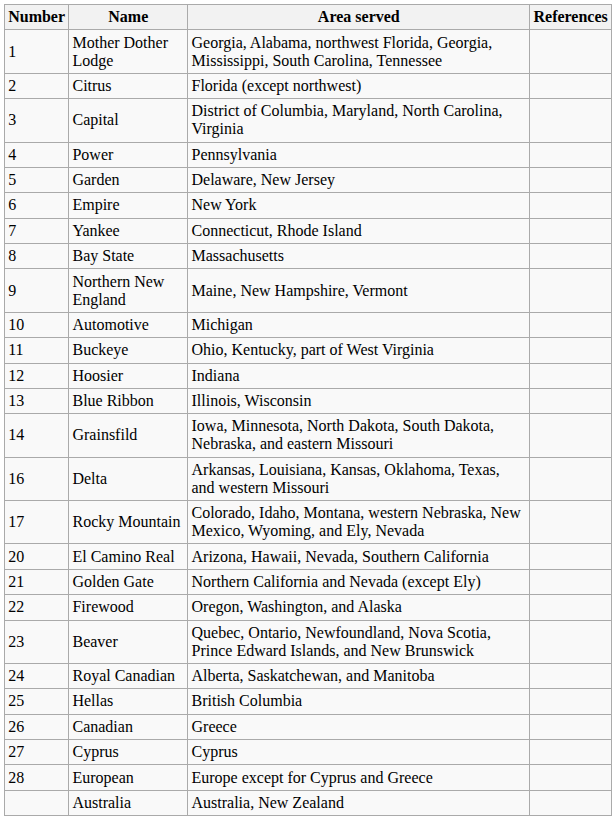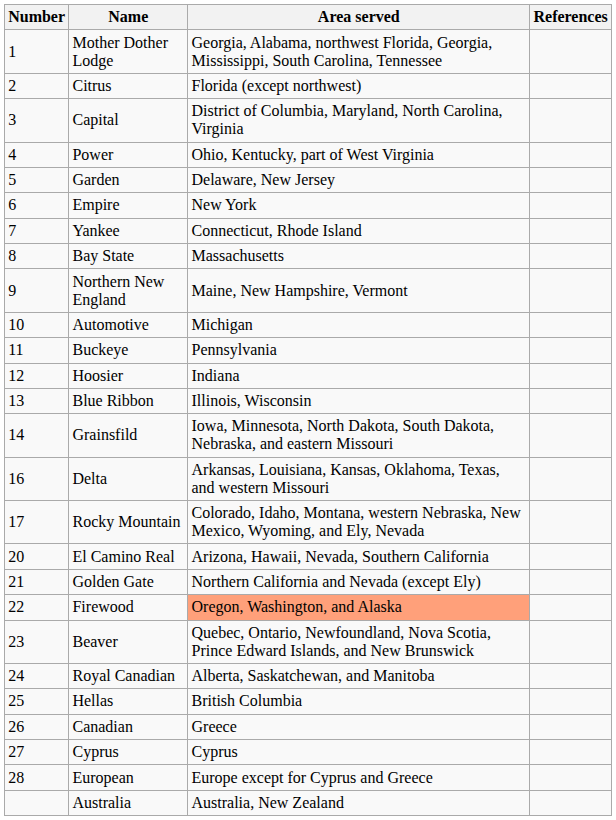(234, 154) Pennsylvania -> (313, 154) Ohio, Kentucky, part of West Virginia
(313, 350) Ohio, Kentucky, part of West Virginia -> (234, 350) Pennsylvania
(297, 607) no background -> (297, 607) lightsalmon background
